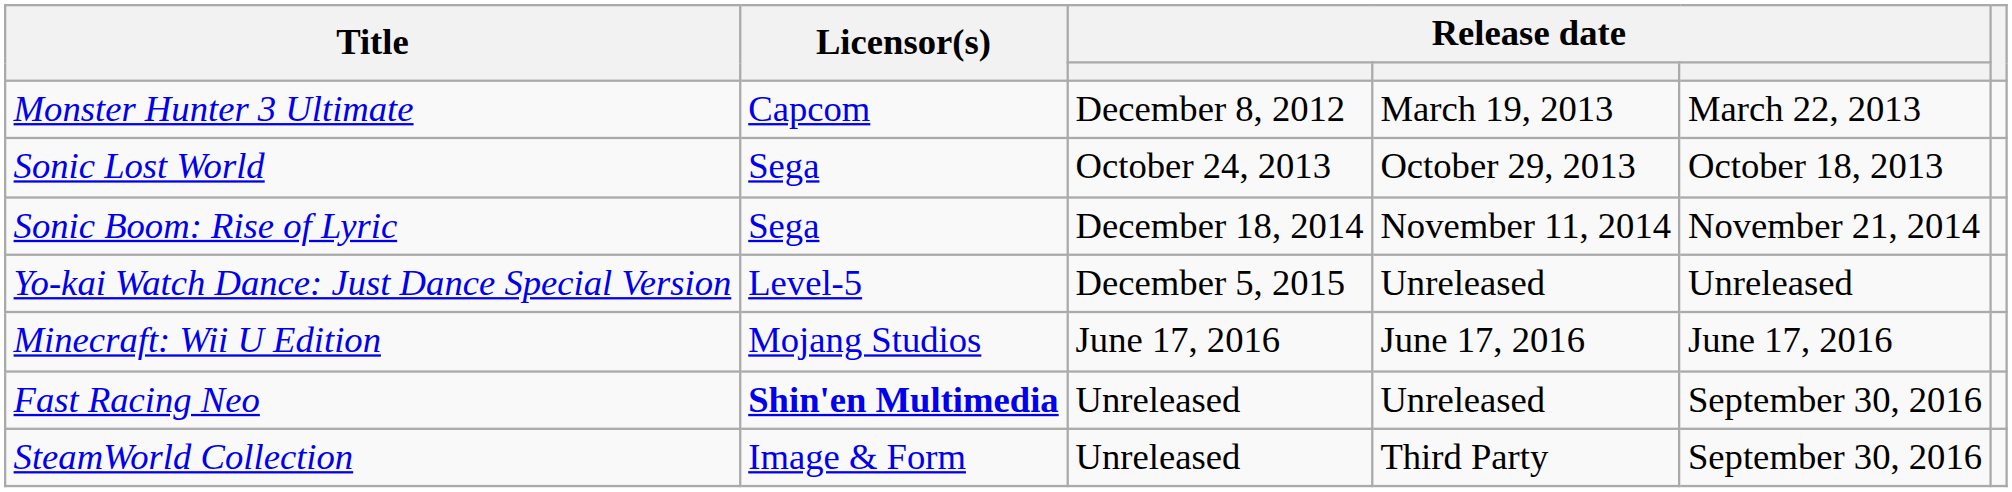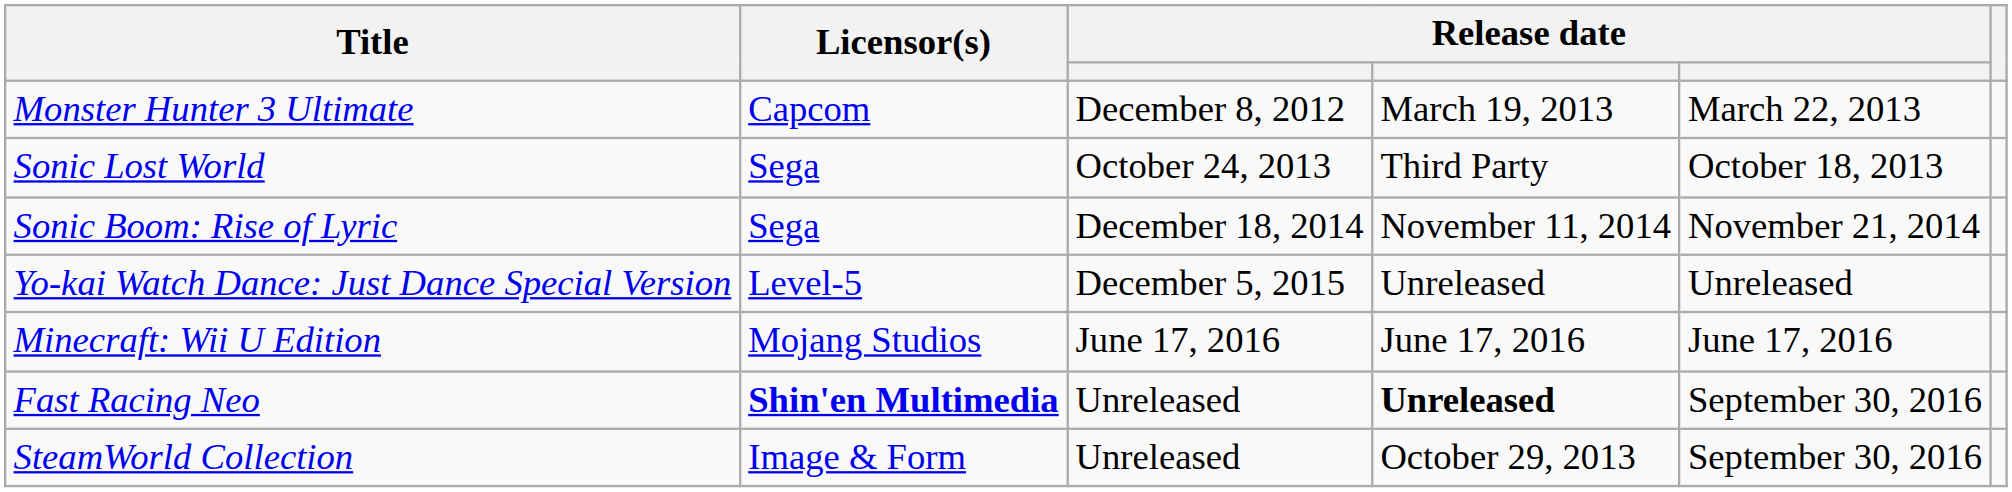(1508, 166) October 29, 2013 -> (1464, 166) Third Party
(1463, 399) normal -> (1468, 399) bold
(1464, 457) Third Party -> (1508, 457) October 29, 2013
